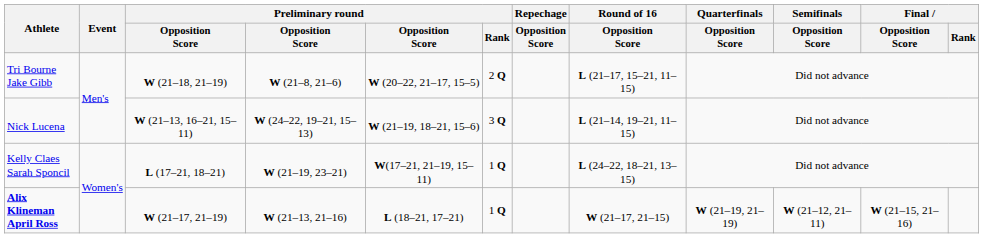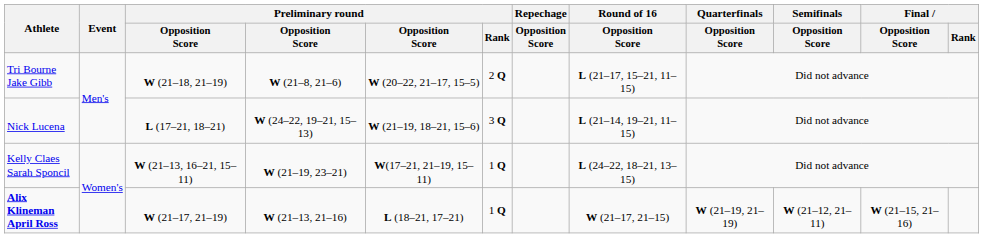(185, 127) W (21–13, 16–21, 15–11) -> (185, 127) L (17–21, 18–21)
(185, 172) L (17–21, 18–21) -> (185, 172) W (21–13, 16–21, 15–11)
